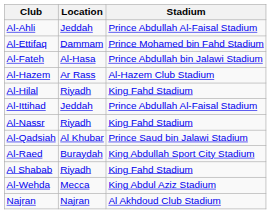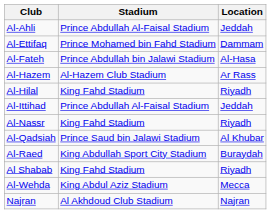columns swapped: (82, 12) <-> (186, 12)
